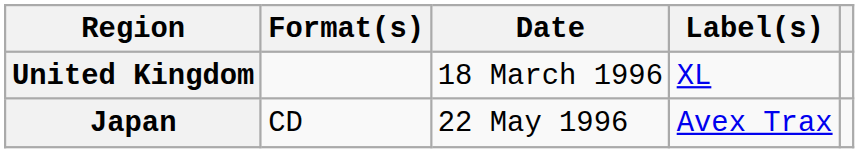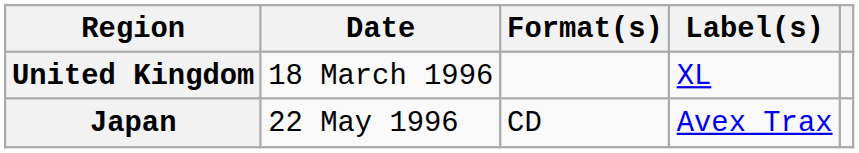columns swapped: (550, 29) <-> (346, 29)
